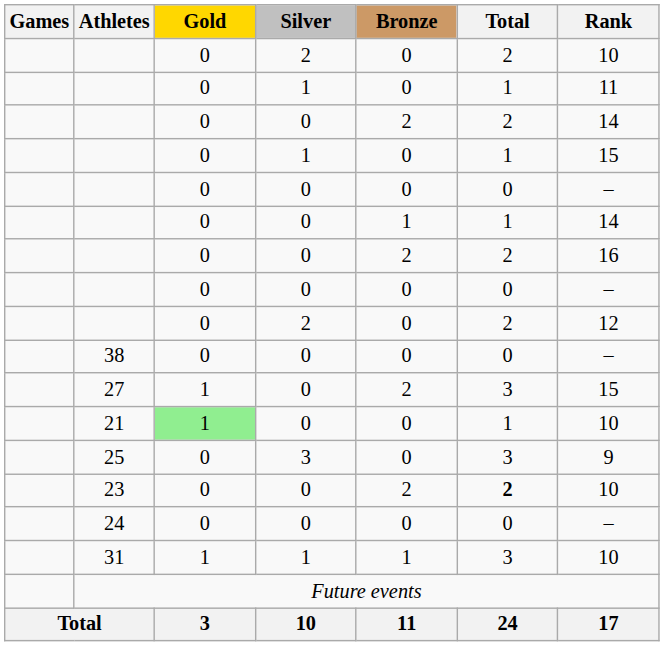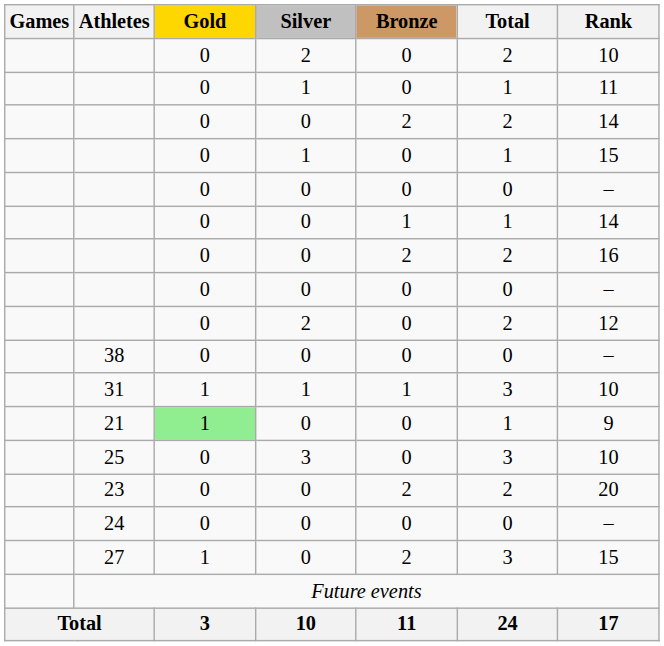rows swapped: (114, 557) <-> (114, 389)
(608, 423) 10 -> (608, 423) 9
(608, 456) 9 -> (608, 456) 10
(508, 490) bold -> (508, 490) normal
(608, 490) 10 -> (608, 490) 20
